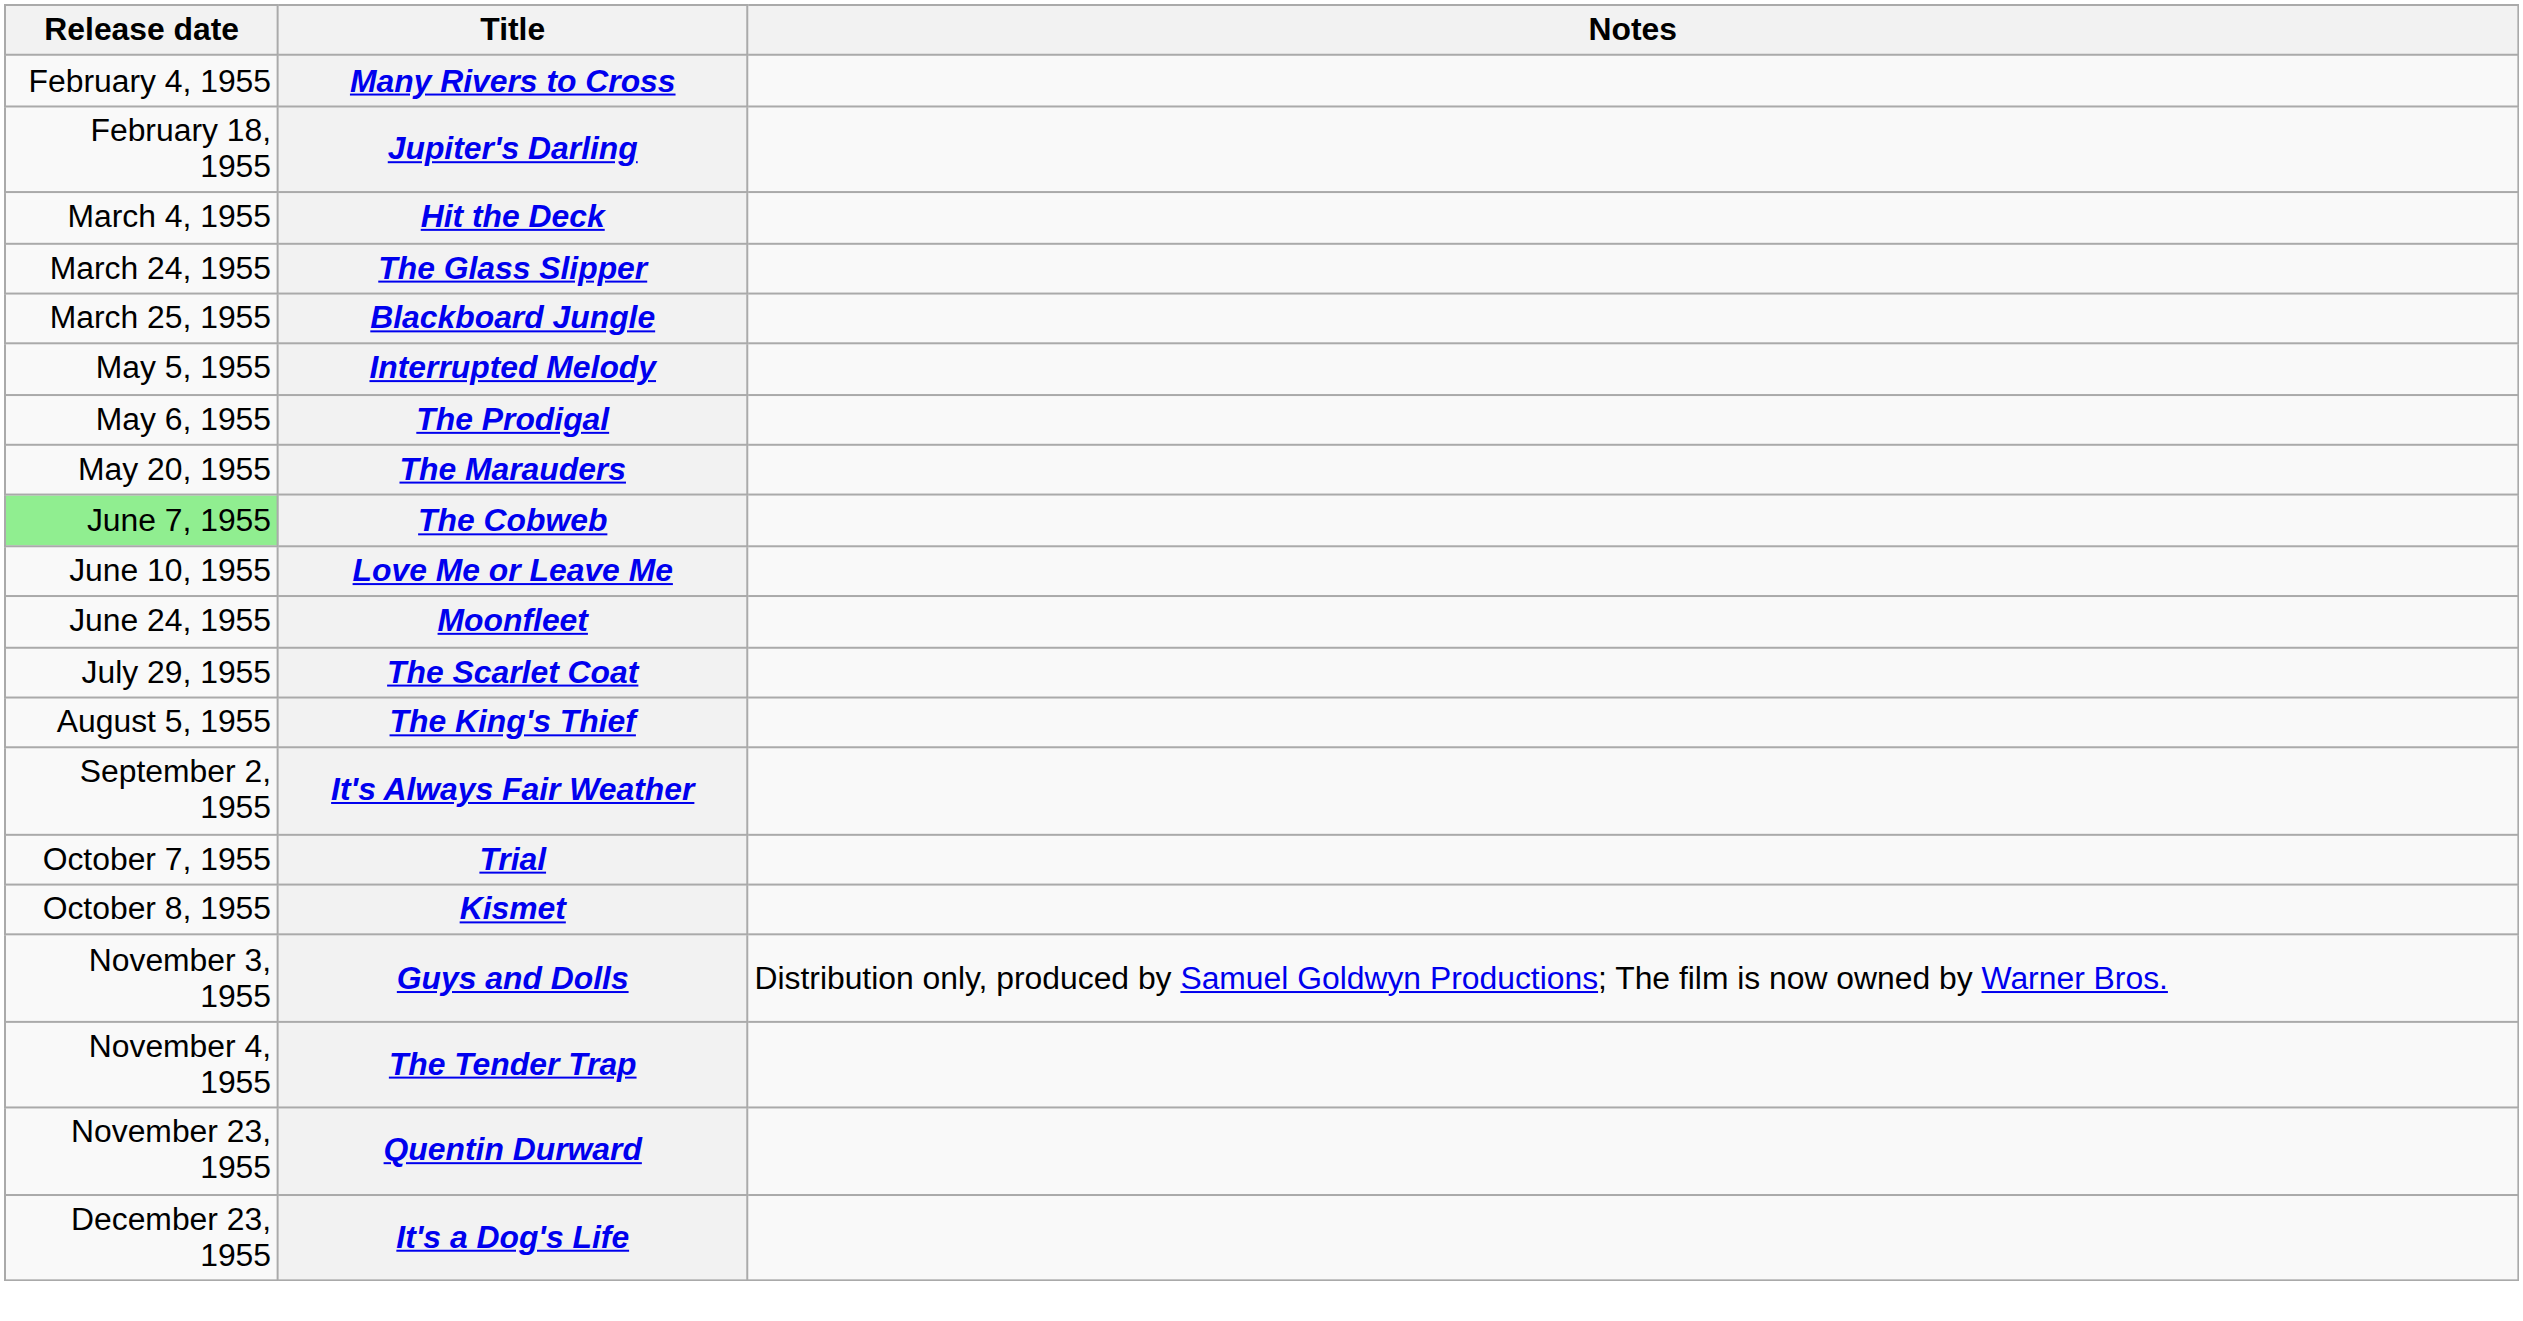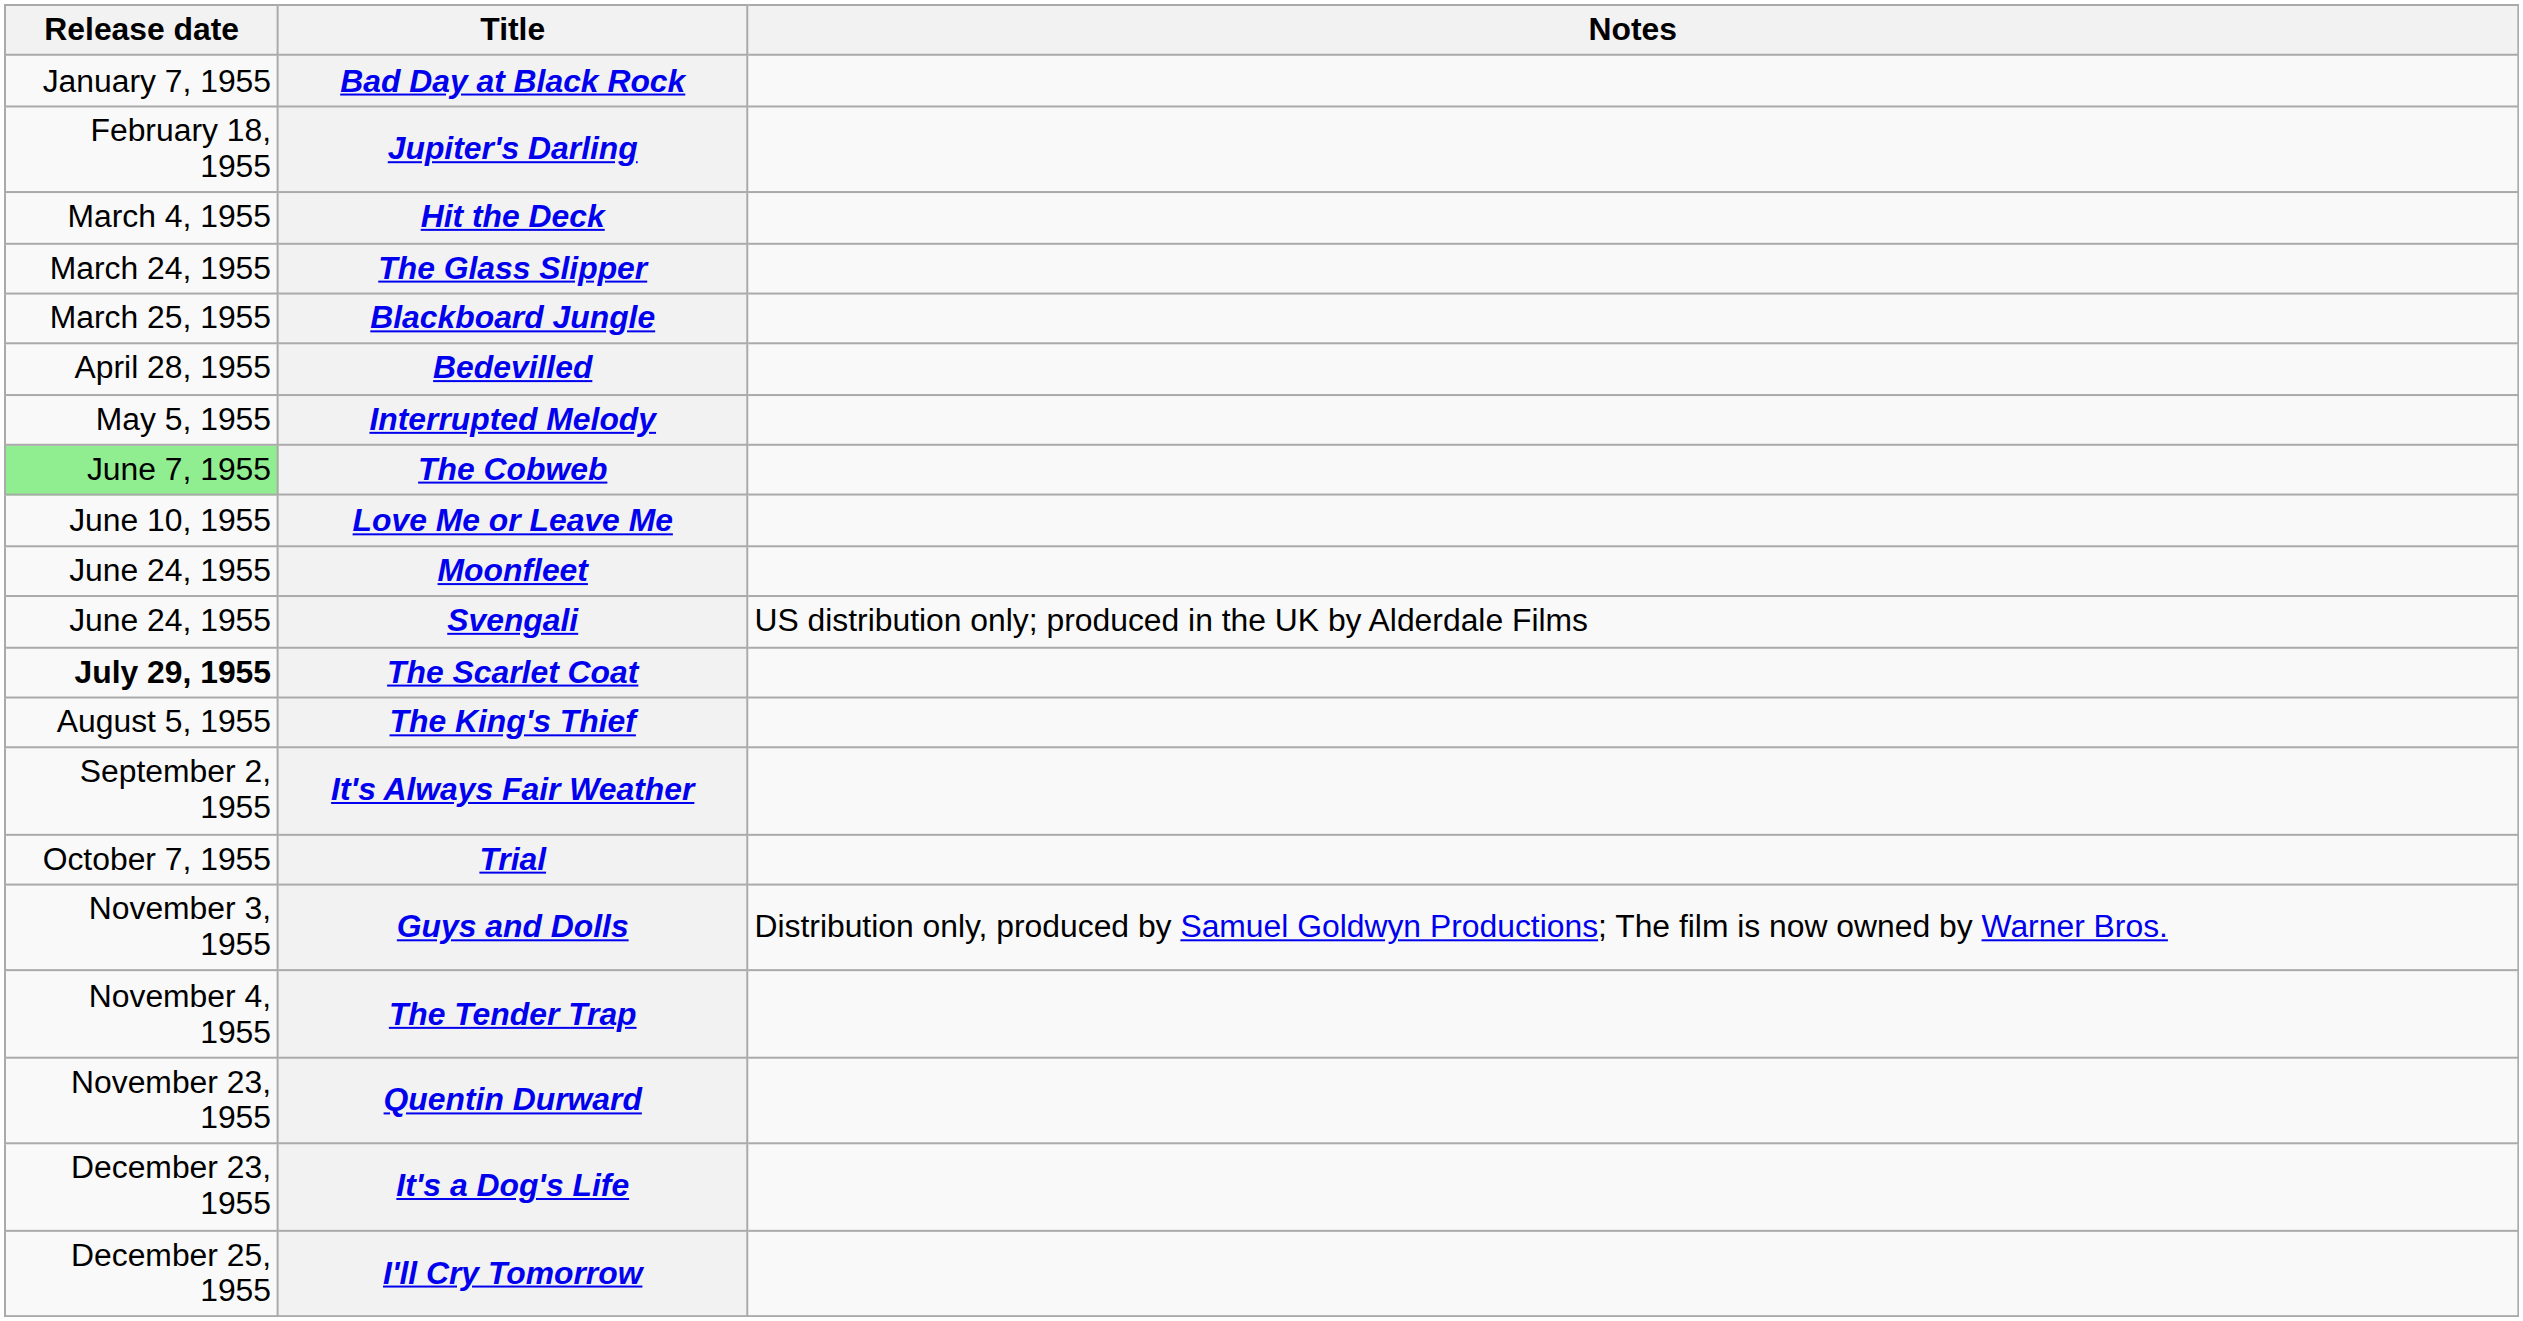+ row: (513, 80)
- row: (513, 80)
+ row: (513, 368)
- row: (513, 419)
- row: (513, 469)
+ row: (513, 621)
(176, 671) normal -> (173, 671) bold
- row: (513, 909)
+ row: (513, 1272)
